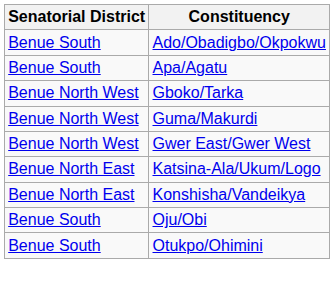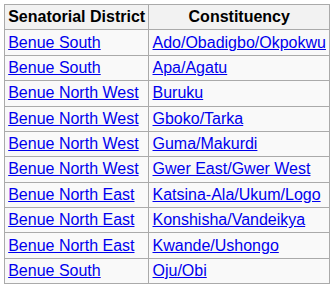+ row: (178, 93)
+ row: (216, 245)
- row: (208, 245)
